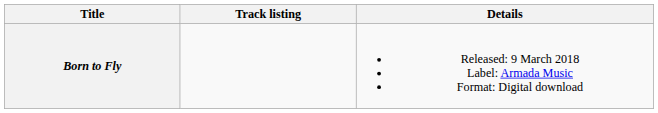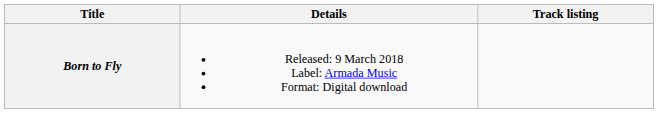columns swapped: (505, 14) <-> (268, 14)
